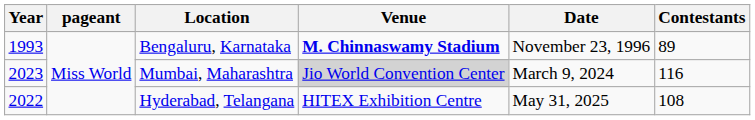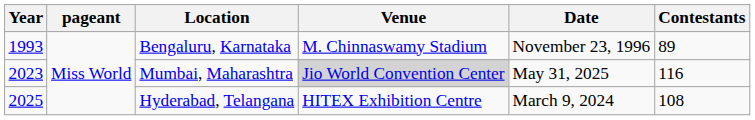(401, 45) bold -> (395, 45) normal
(563, 73) March 9, 2024 -> (561, 73) May 31, 2025
(26, 100) 2022 -> (26, 100) 2025
(561, 100) May 31, 2025 -> (563, 100) March 9, 2024
